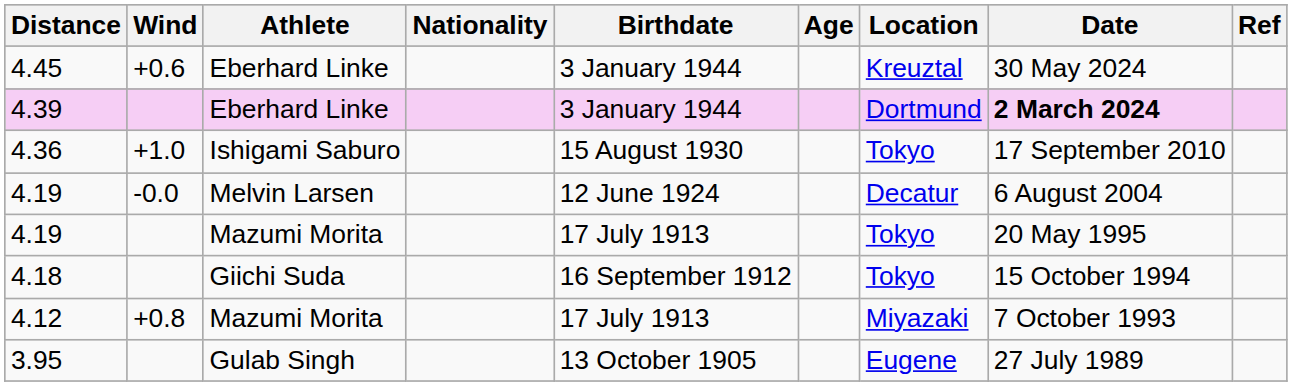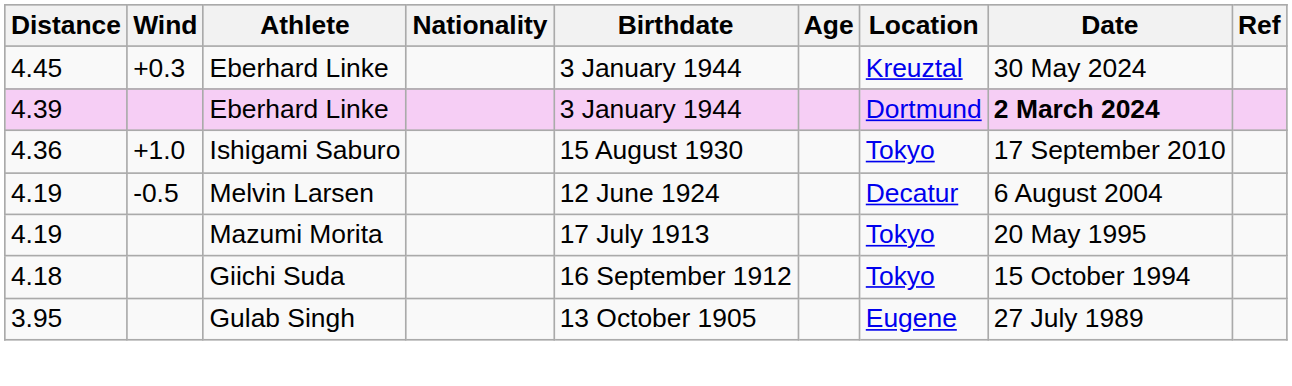(159, 67) +0.6 -> (159, 67) +0.3
(156, 192) -0.0 -> (156, 192) -0.5
- row: (37, 318)
